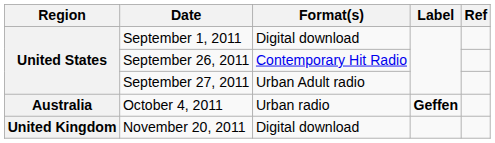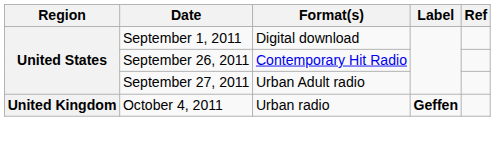(62, 104) Australia -> (62, 104) United Kingdom
- row: (184, 127)
